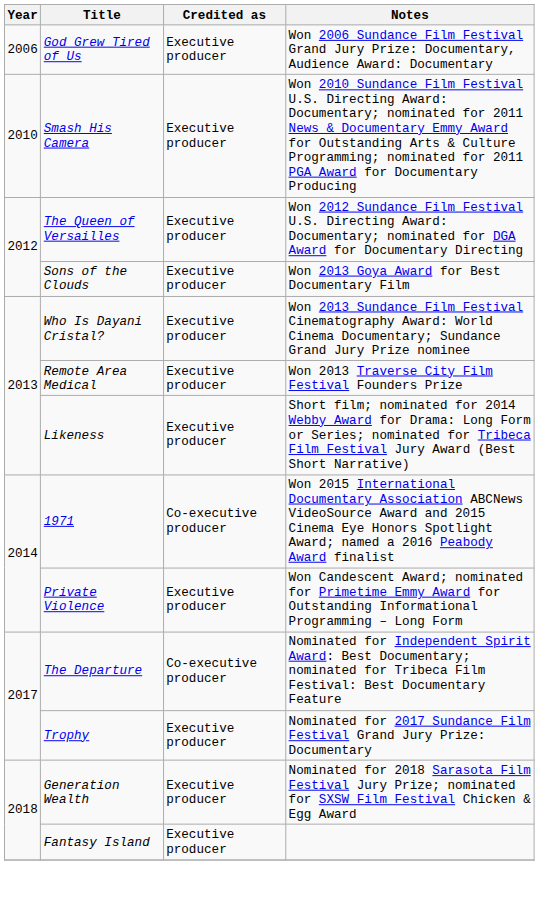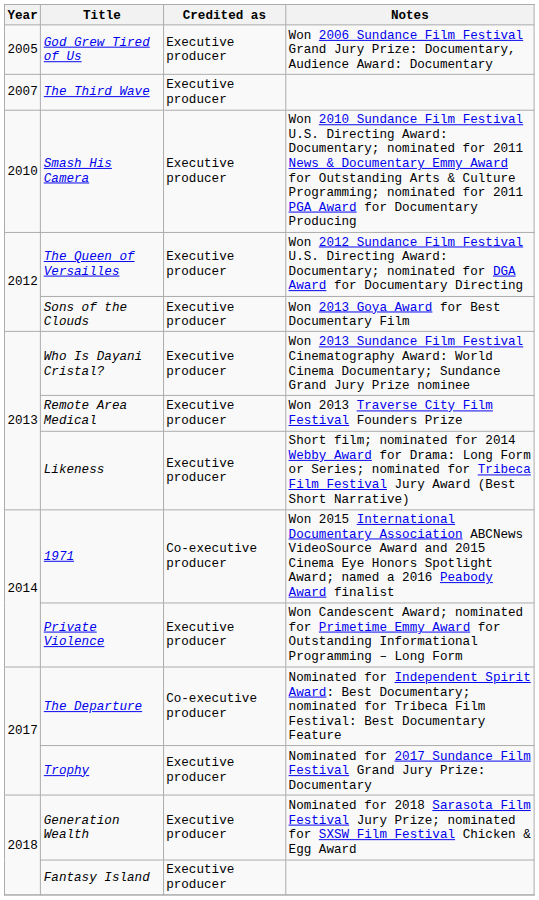(23, 50) 2006 -> (23, 50) 2005
+ row: (97, 92)
